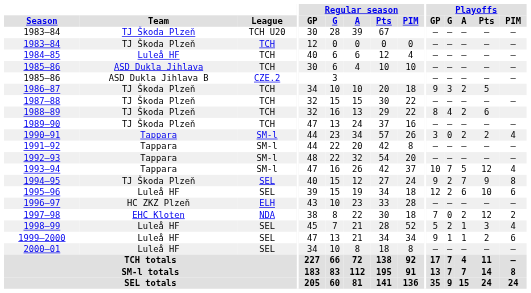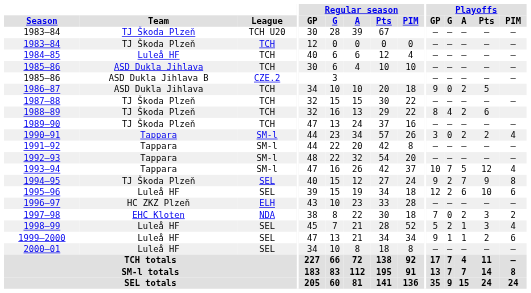(159, 89) TJ Škoda Plzeň -> (159, 89) ASD Dukla Jihlava
(450, 89) 3 -> (450, 89) 0
(487, 215) 12 -> (487, 215) 3
